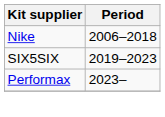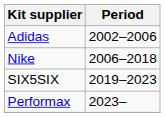+ row: (28, 36)
